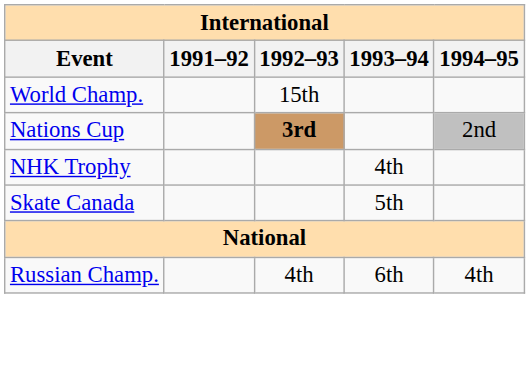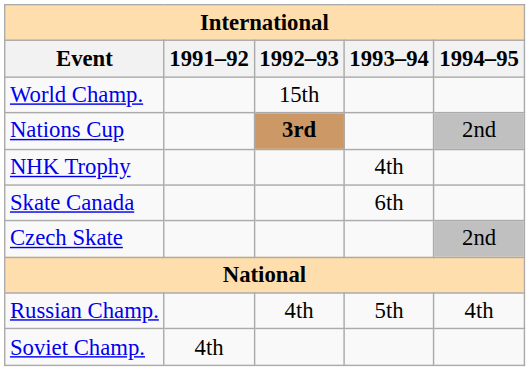(389, 202) 5th -> (389, 202) 6th
+ row: (66, 238)
(389, 274) 6th -> (389, 310) 5th
+ row: (77, 346)
